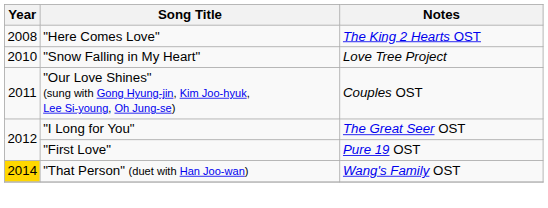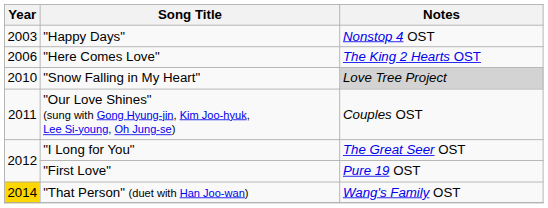+ row: (84, 36)
(22, 36) 2008 -> (22, 57) 2006
(395, 57) no background -> (395, 78) lightgrey background
